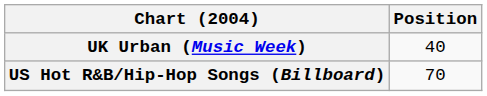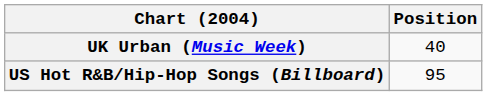(435, 76) 70 -> (435, 76) 95
